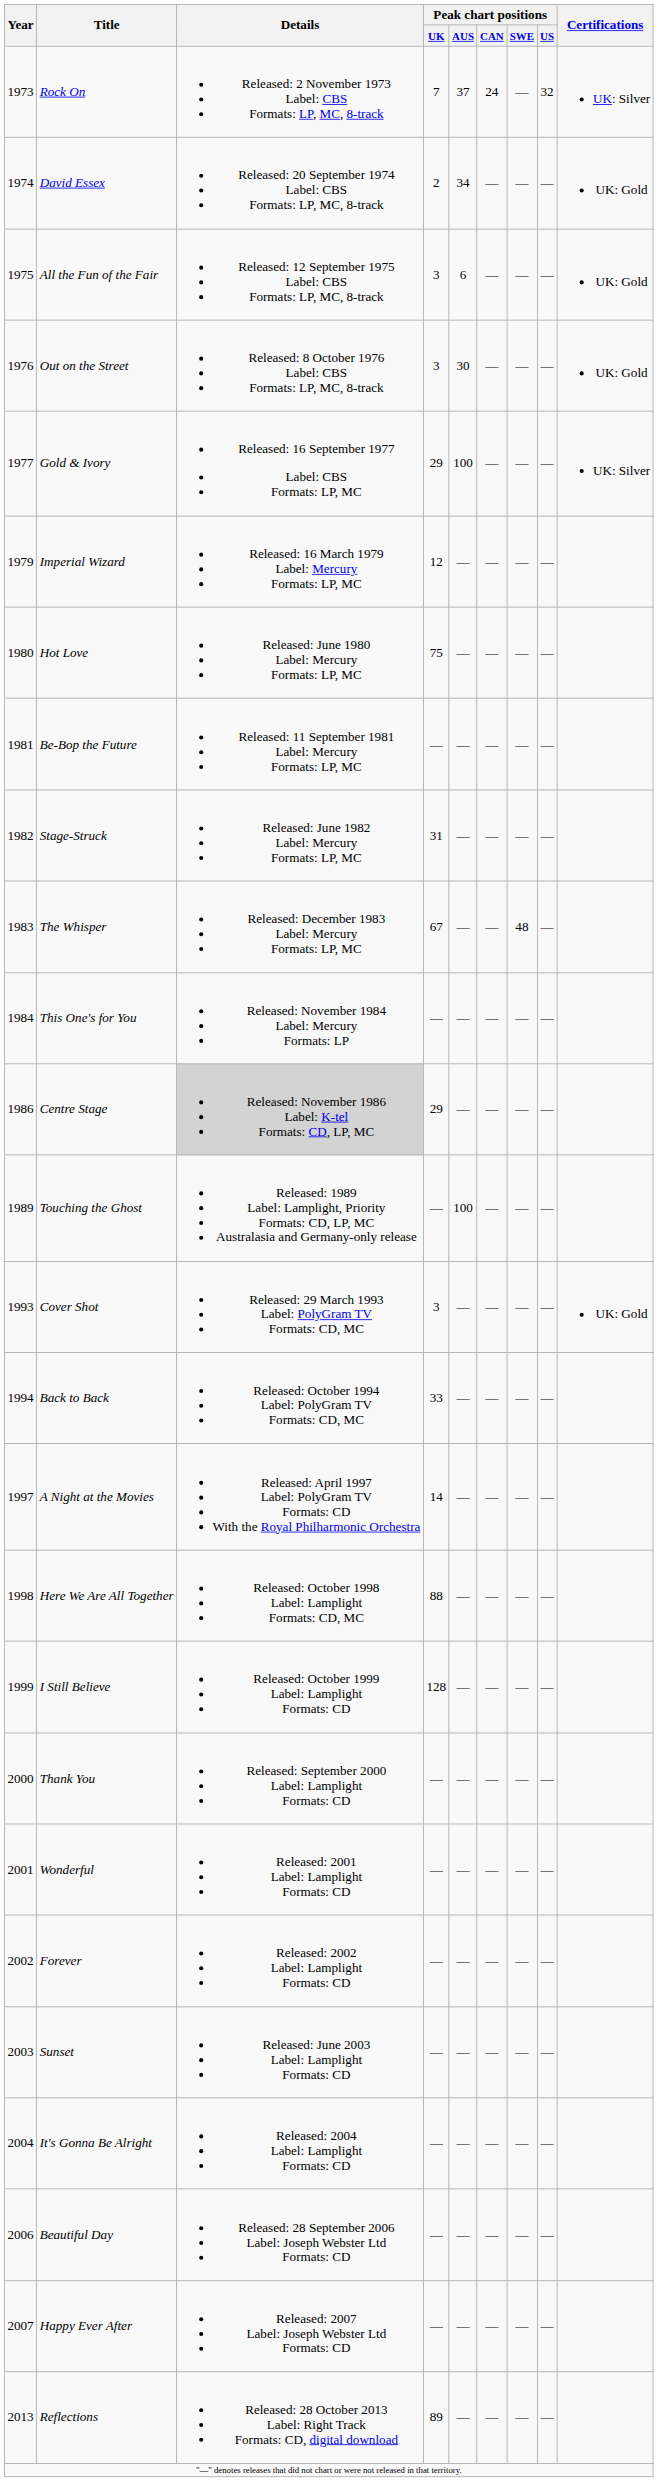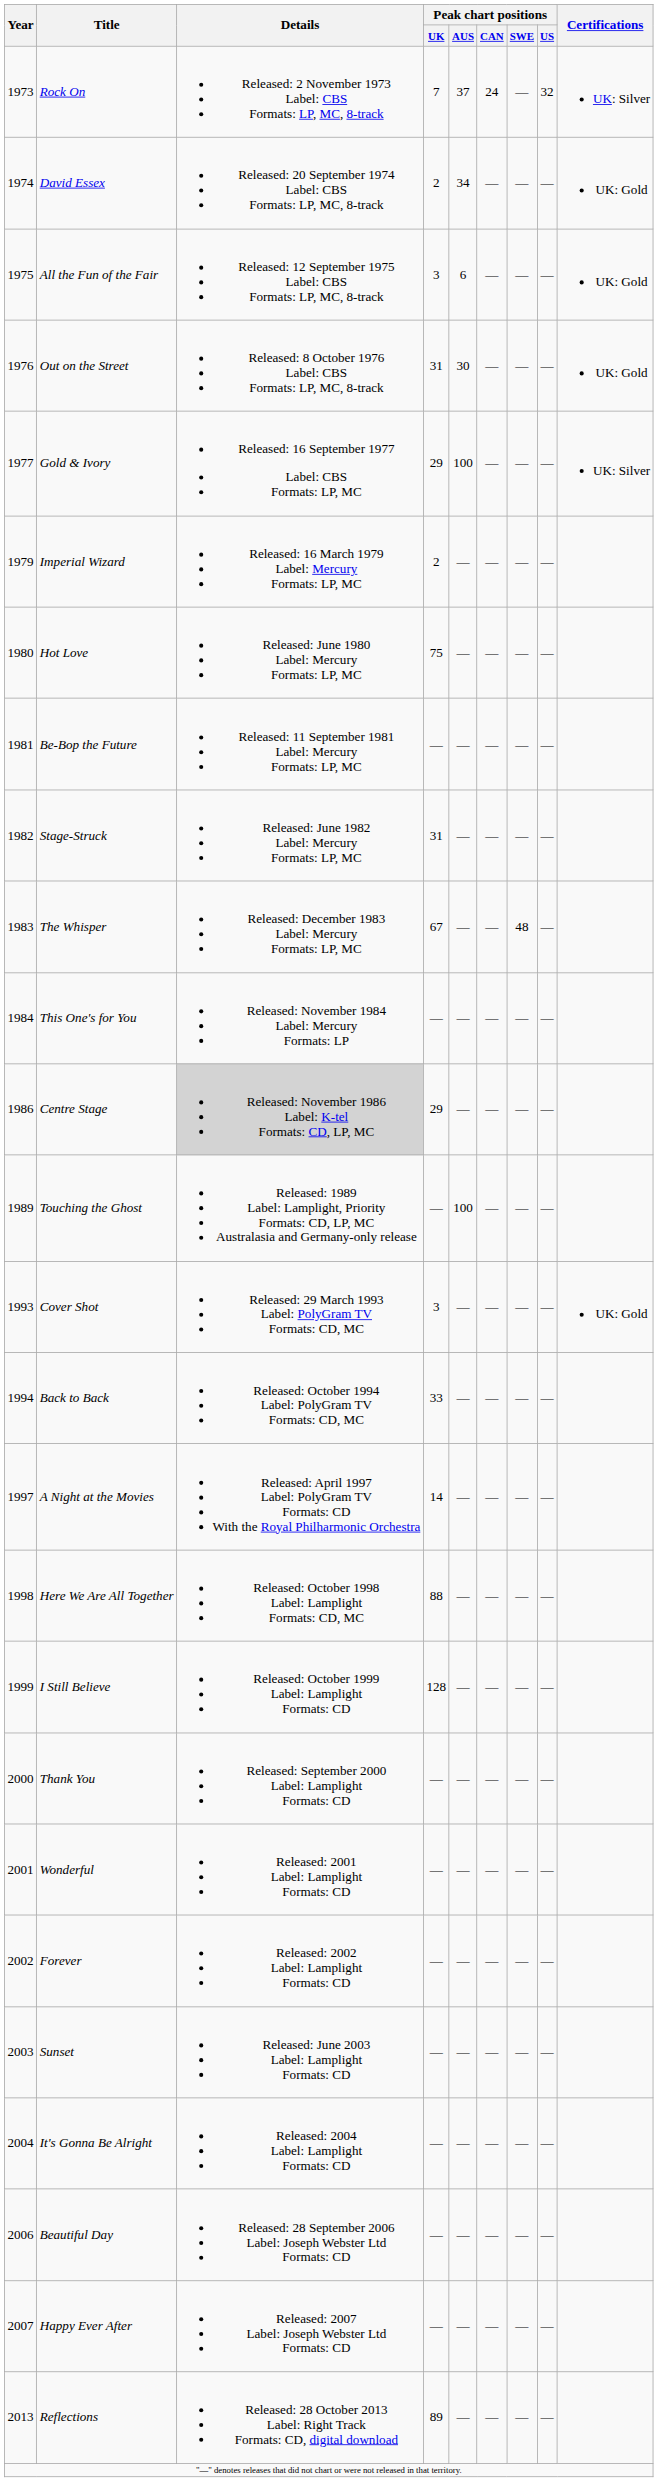(436, 365) 3 -> (436, 365) 31
(436, 561) 12 -> (436, 561) 2
